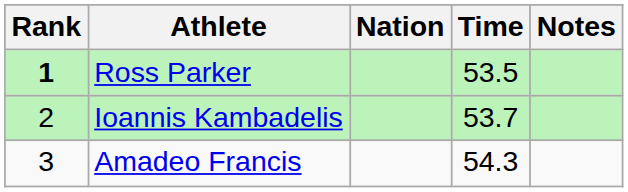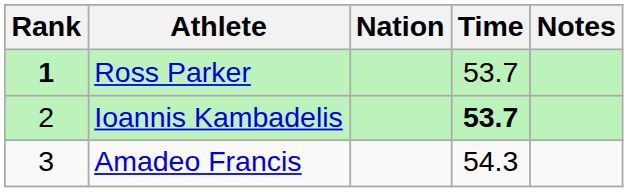(491, 72) 53.5 -> (491, 72) 53.7
(491, 117) normal -> (491, 117) bold
